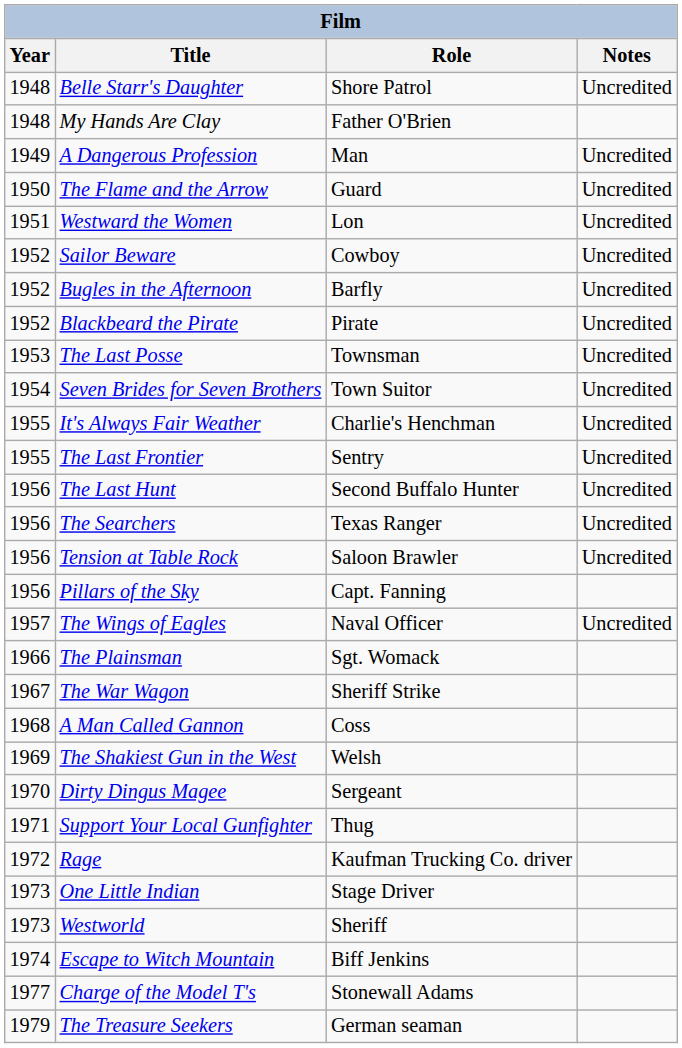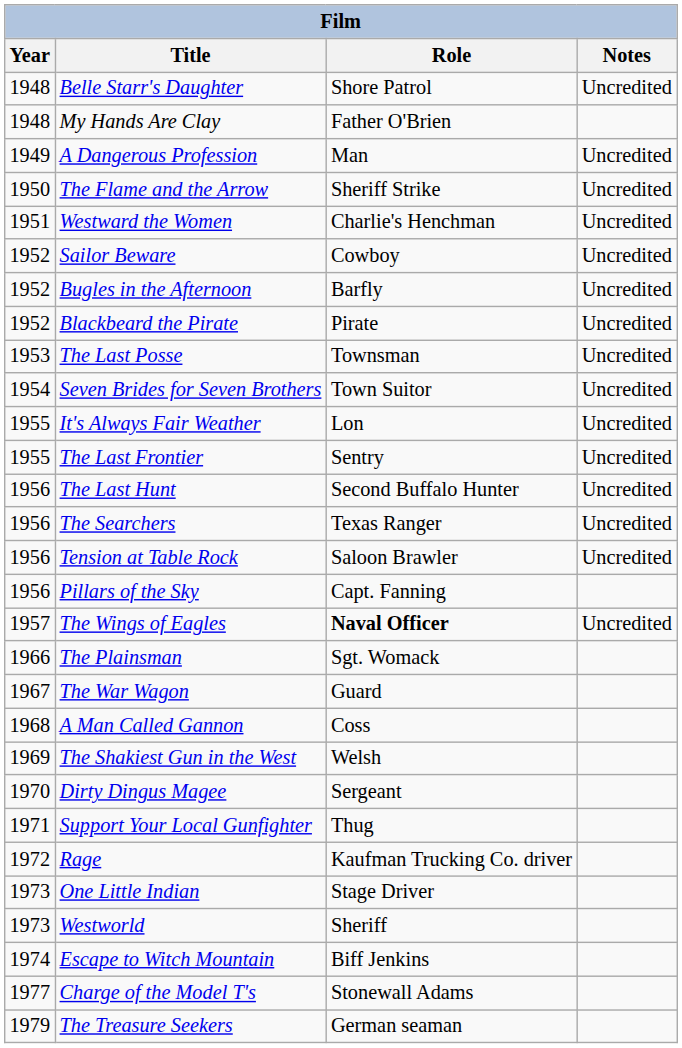(356, 189) Guard -> (386, 189) Sheriff Strike
(347, 222) Lon -> (413, 222) Charlie's Henchman
(413, 423) Charlie's Henchman -> (347, 423) Lon
(387, 624) normal -> (390, 624) bold
(386, 691) Sheriff Strike -> (356, 691) Guard
